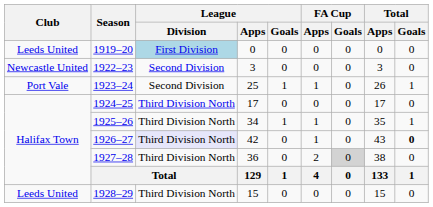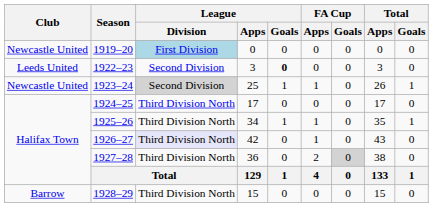(48, 49) Leeds United -> (48, 49) Newcastle United
(48, 67) Newcastle United -> (48, 67) Leeds United
(284, 67) normal -> (284, 67) bold
(48, 85) Port Vale -> (48, 85) Newcastle United
(187, 85) no background -> (187, 85) lightgrey background
(411, 139) bold -> (411, 139) normal
(48, 193) Leeds United -> (48, 193) Barrow
